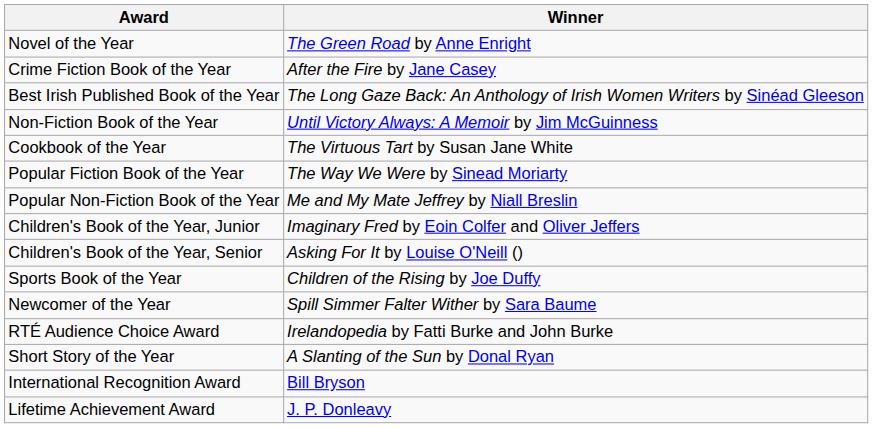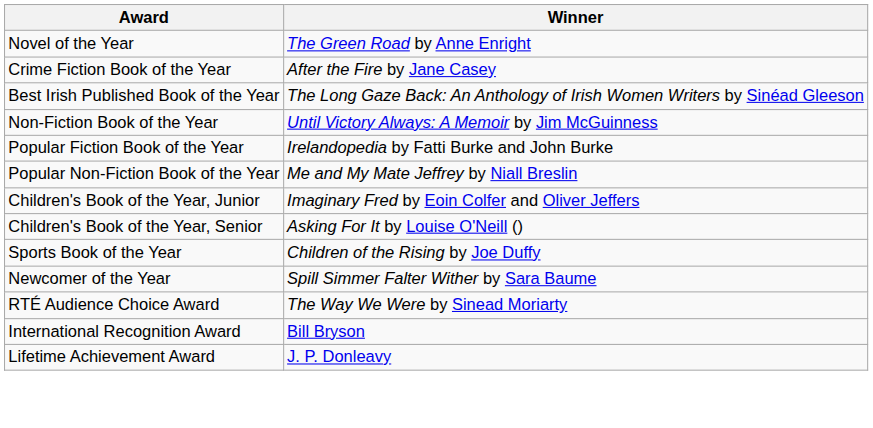- row: (87, 148)
(427, 174) The Way We Were by Sinead Moriarty -> (450, 148) Irelandopedia by Fatti Burke and John Burke
(450, 331) Irelandopedia by Fatti Burke and John Burke -> (427, 305) The Way We Were by Sinead Moriarty
- row: (91, 357)
